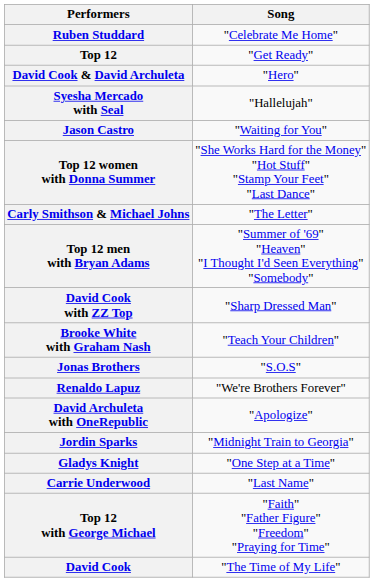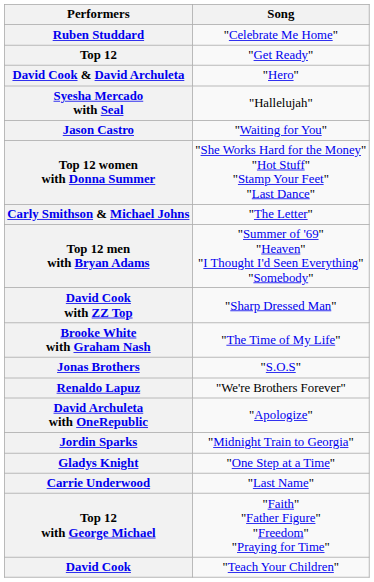(281, 340) "Teach Your Children" -> (281, 340) "The Time of My Life"
(281, 567) "The Time of My Life" -> (281, 567) "Teach Your Children"
